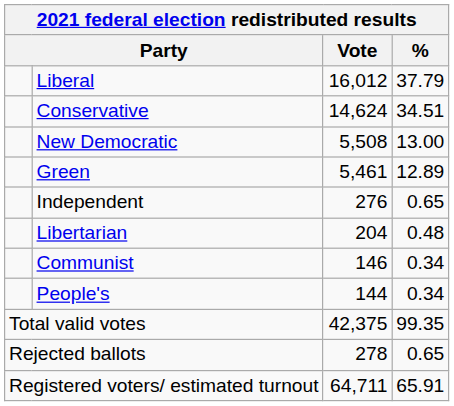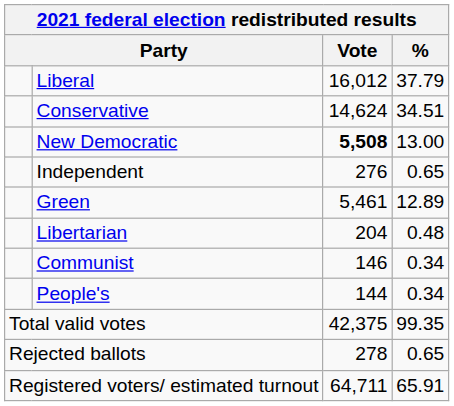(363, 141) normal -> (363, 141) bold
rows swapped: (63, 171) <-> (90, 202)
